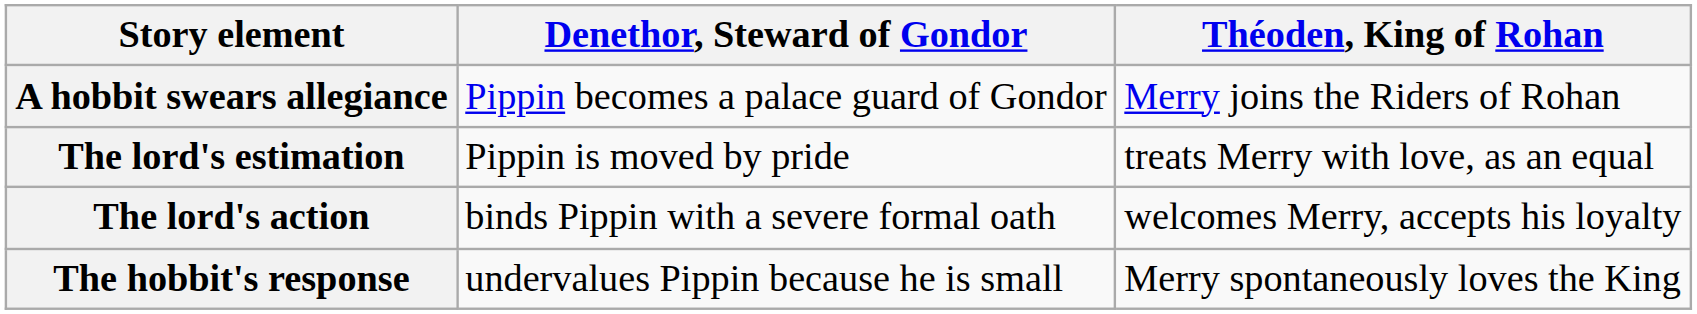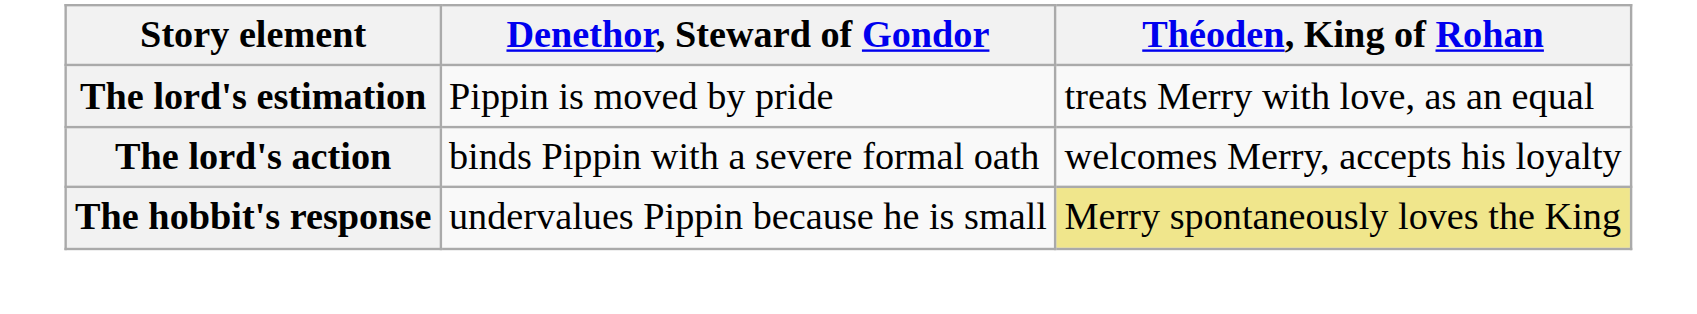- row: (231, 95)
(1403, 277) no background -> (1343, 216) khaki background
